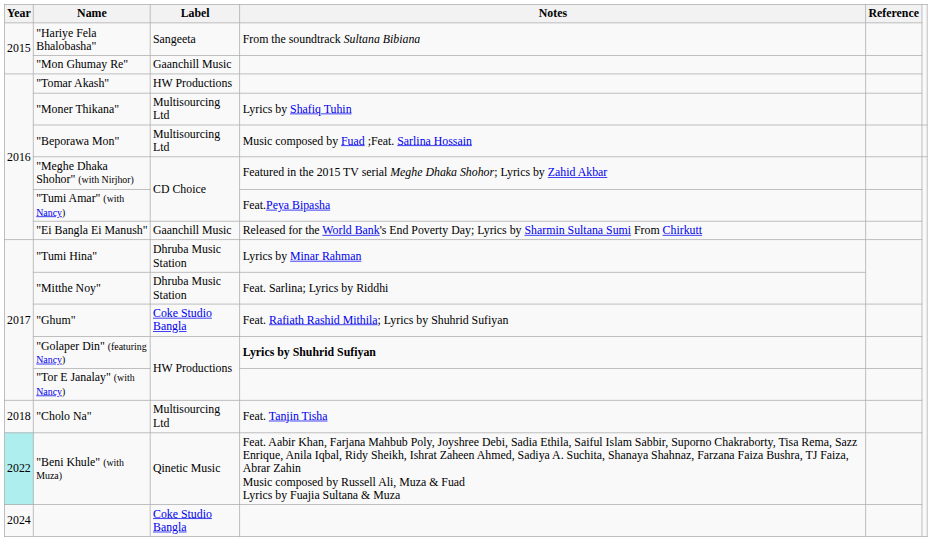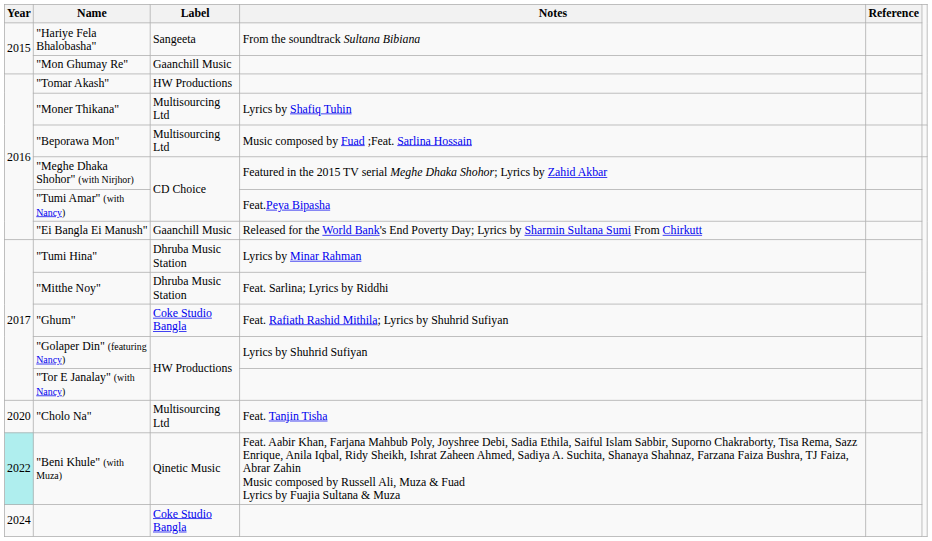(309, 352) bold -> (305, 352) normal
(19, 416) 2018 -> (19, 416) 2020
